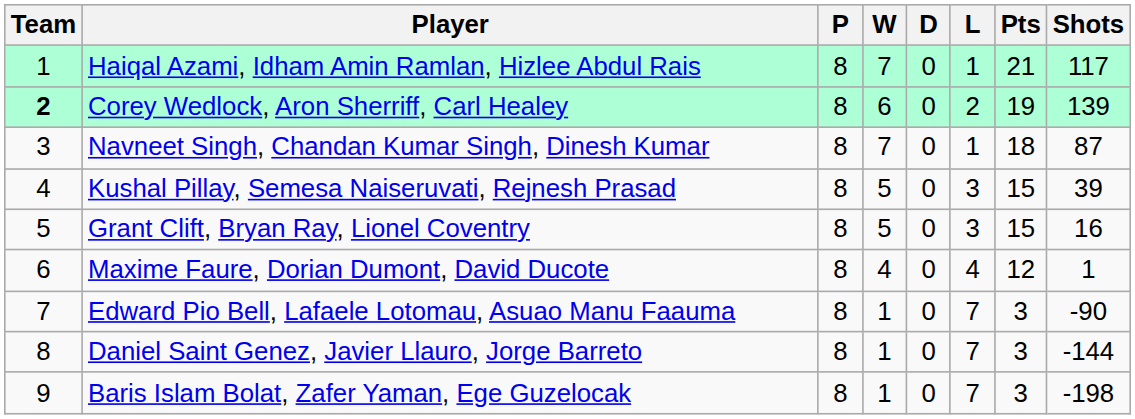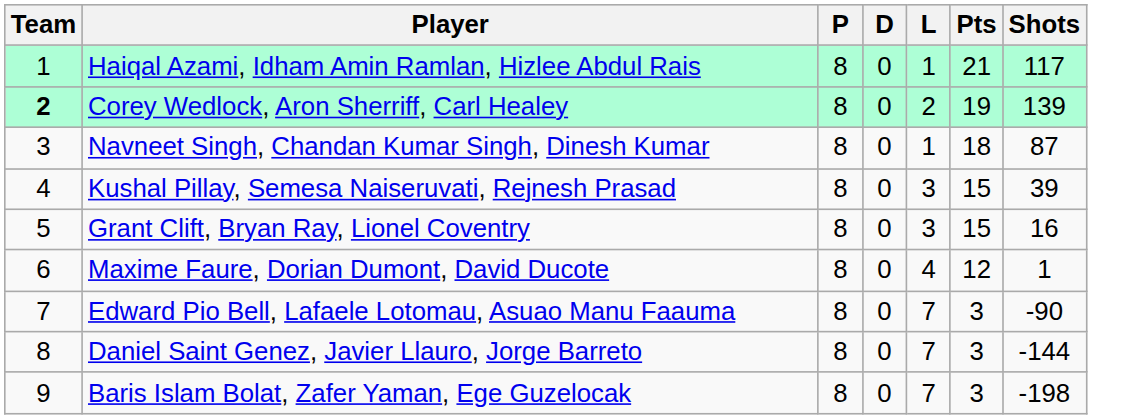- column: (885, 24)
